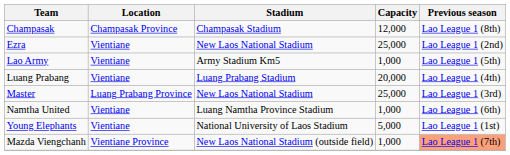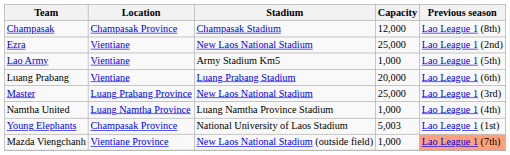(461, 77) Lao League 1 (4th) -> (461, 77) Lao League 1 (6th)
(110, 110) Vientiane -> (141, 110) Luang Namtha Province
(461, 110) Lao League 1 (6th) -> (461, 110) Lao League 1 (4th)
(110, 126) Vientiane -> (134, 126) Champasak Province
(389, 126) 5,000 -> (389, 126) 5,003
